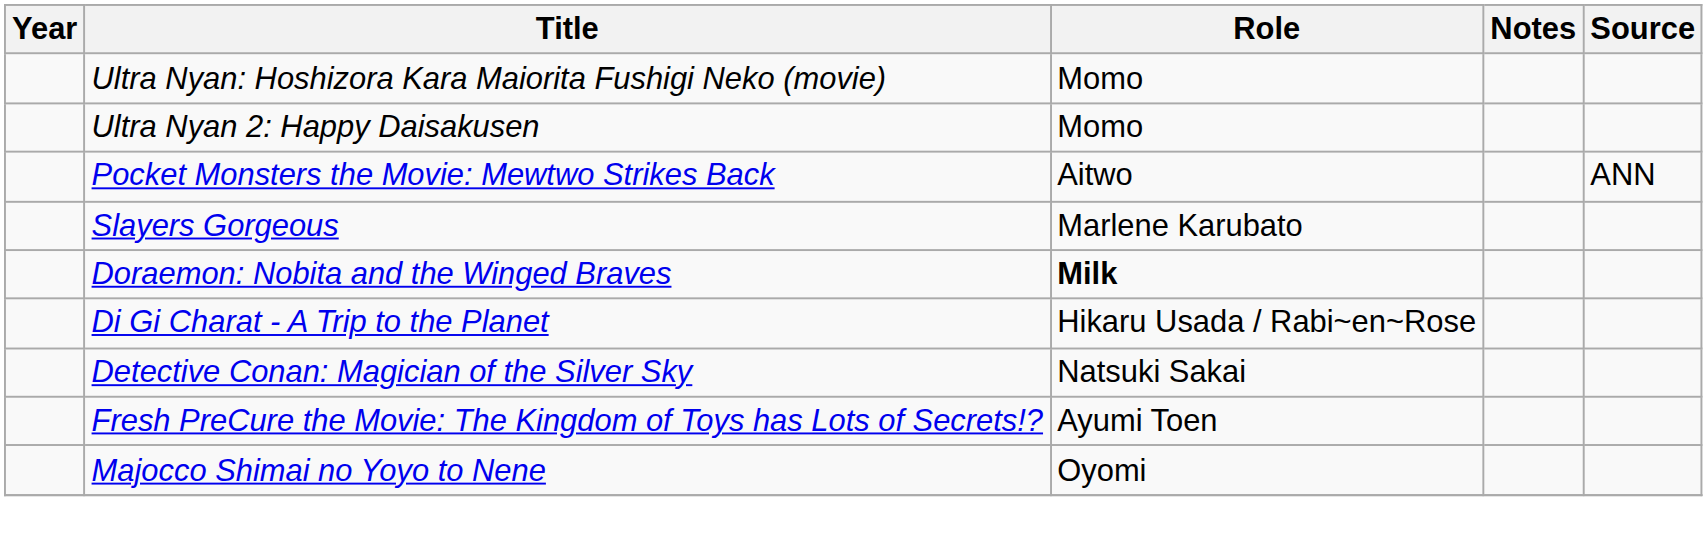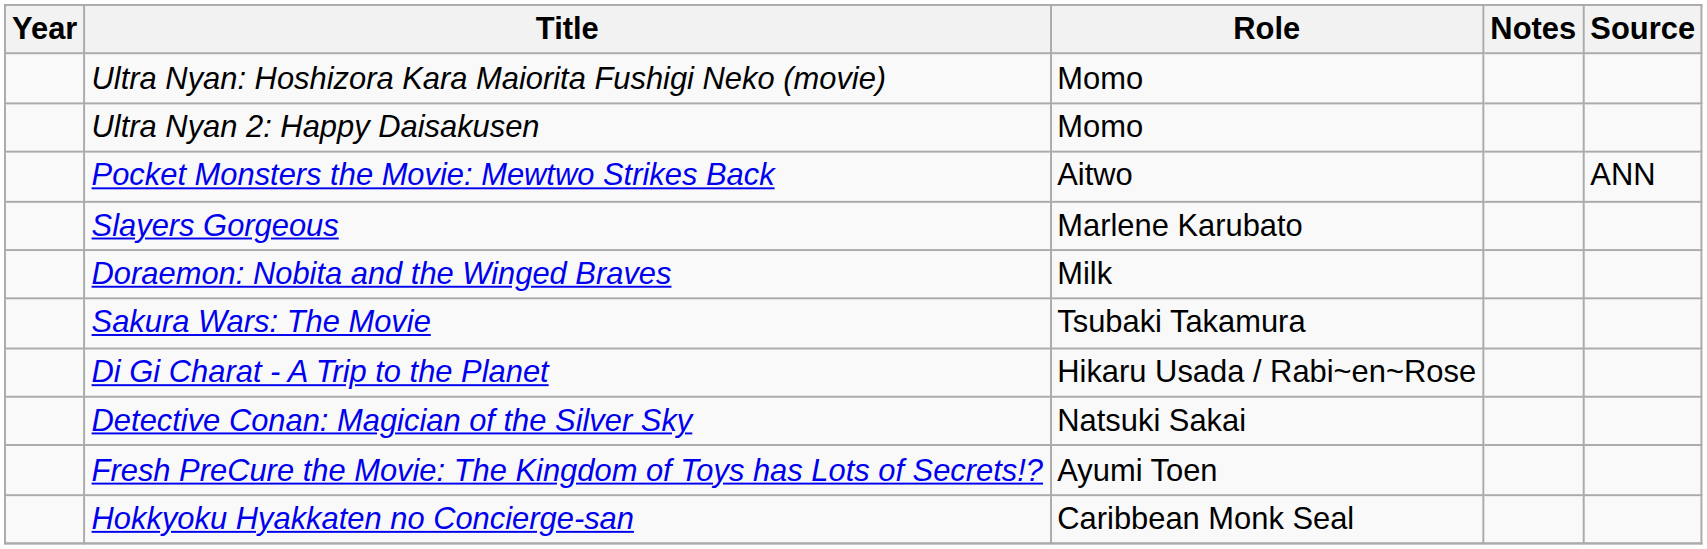(1087, 273) bold -> (1085, 273) normal
+ row: (261, 322)
- row: (319, 469)
+ row: (363, 518)
